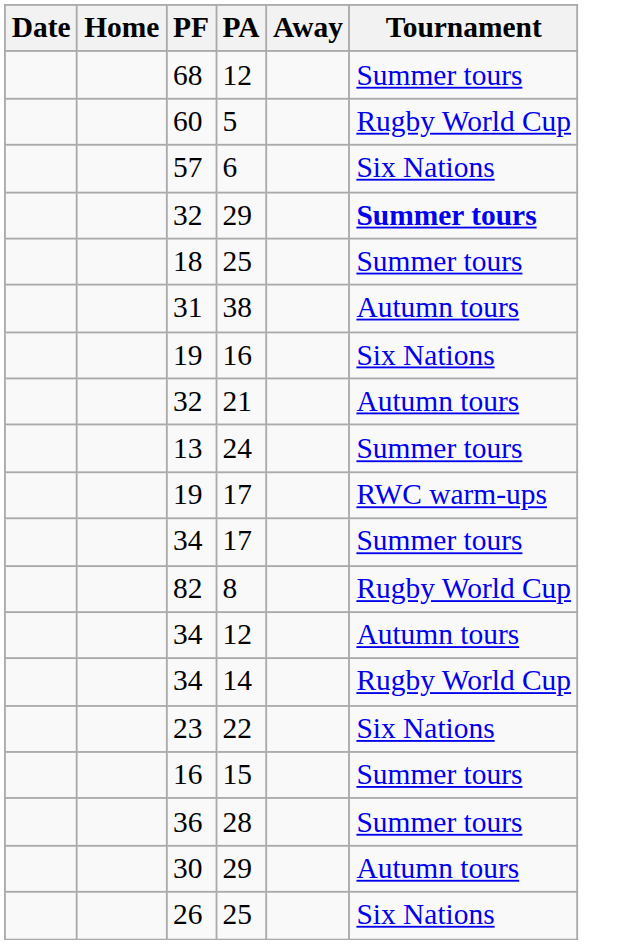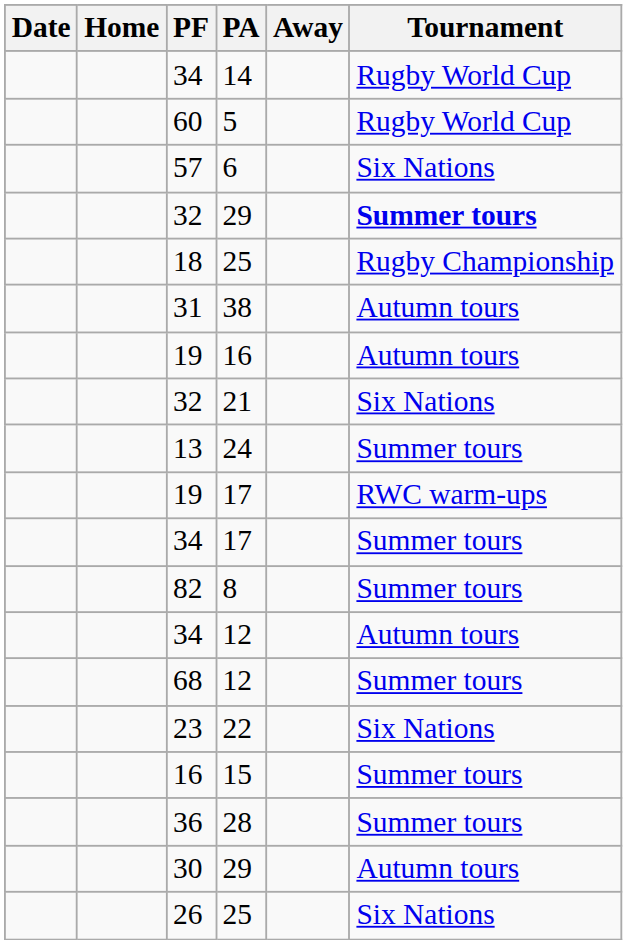rows swapped: (188, 74) <-> (188, 681)
(439, 261) Summer tours -> (485, 261) Rugby Championship
(426, 354) Six Nations -> (438, 354) Autumn tours
(438, 401) Autumn tours -> (426, 401) Six Nations
(464, 588) Rugby World Cup -> (439, 588) Summer tours
